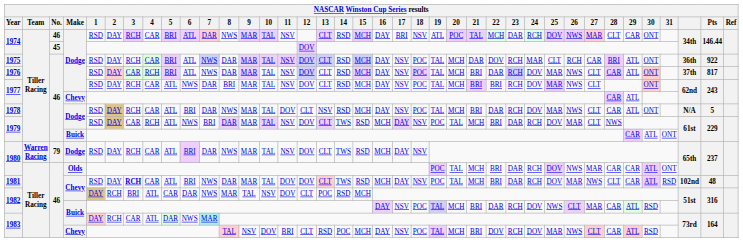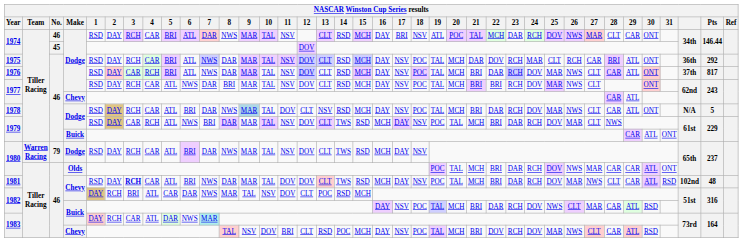(712, 60) 922 -> (712, 60) 292
(249, 110) no background -> (249, 110) lightblue background
